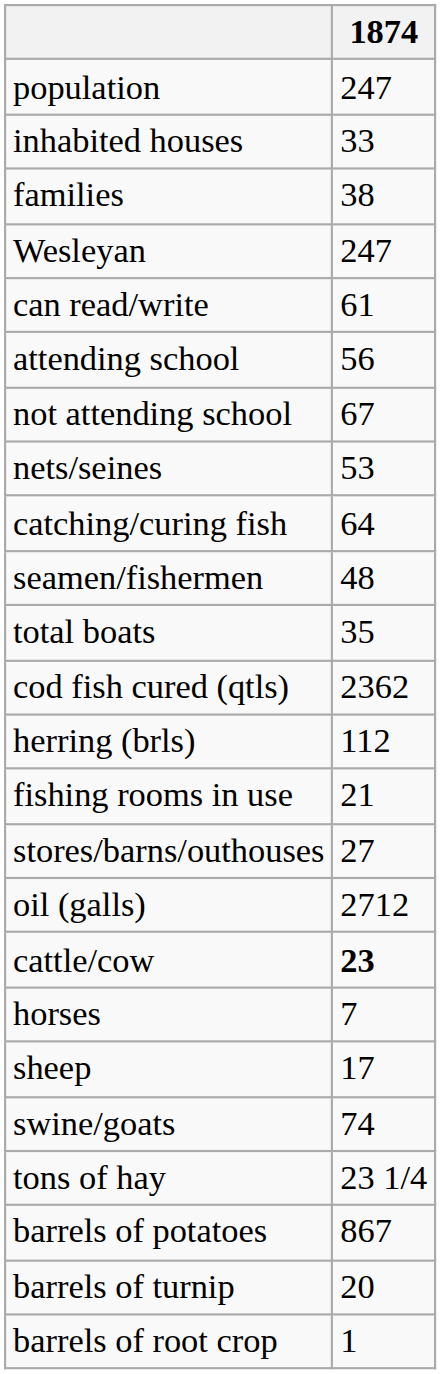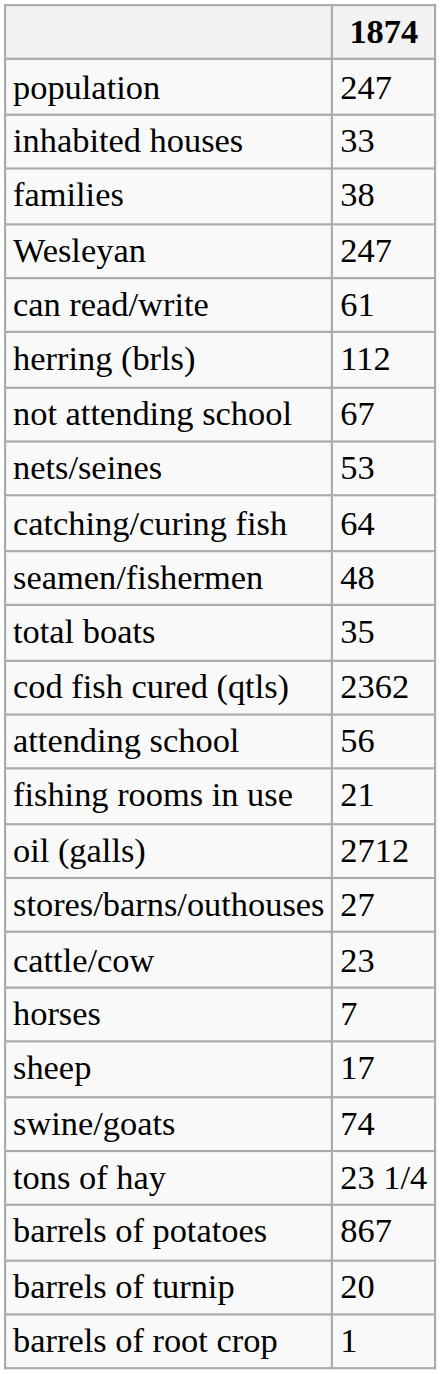rows swapped: (126, 359) <-> (104, 741)
rows swapped: (169, 850) <-> (79, 904)
(358, 959) bold -> (358, 959) normal
